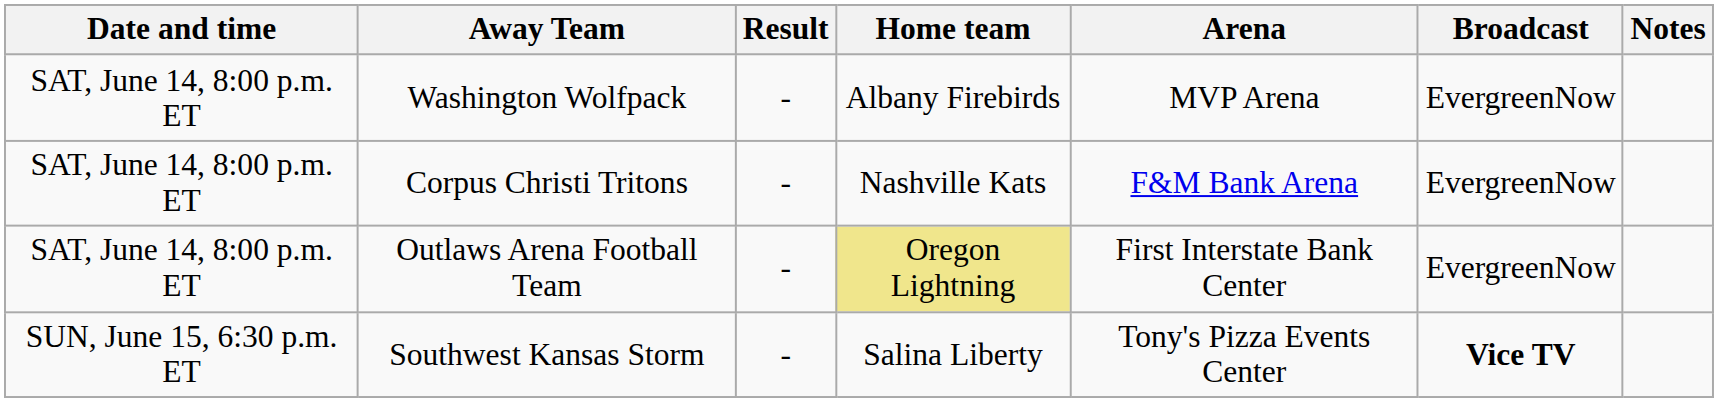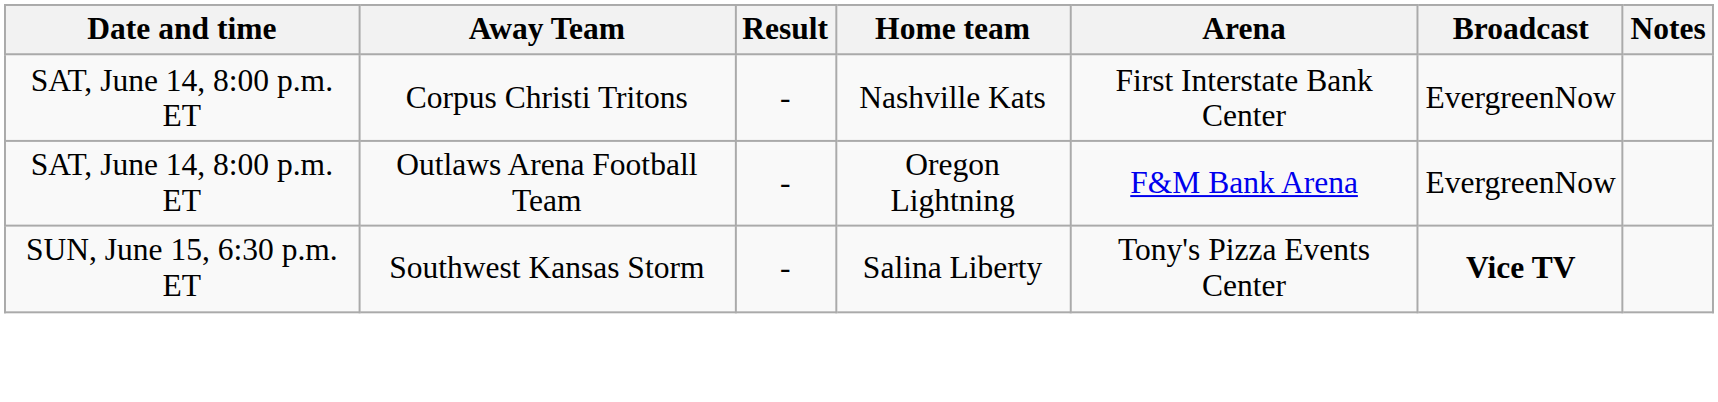- row: (547, 97)
(1244, 182) F&M Bank Arena -> (1244, 97) First Interstate Bank Center
(953, 268) khaki background -> (953, 182) no background
(1244, 268) First Interstate Bank Center -> (1244, 182) F&M Bank Arena
